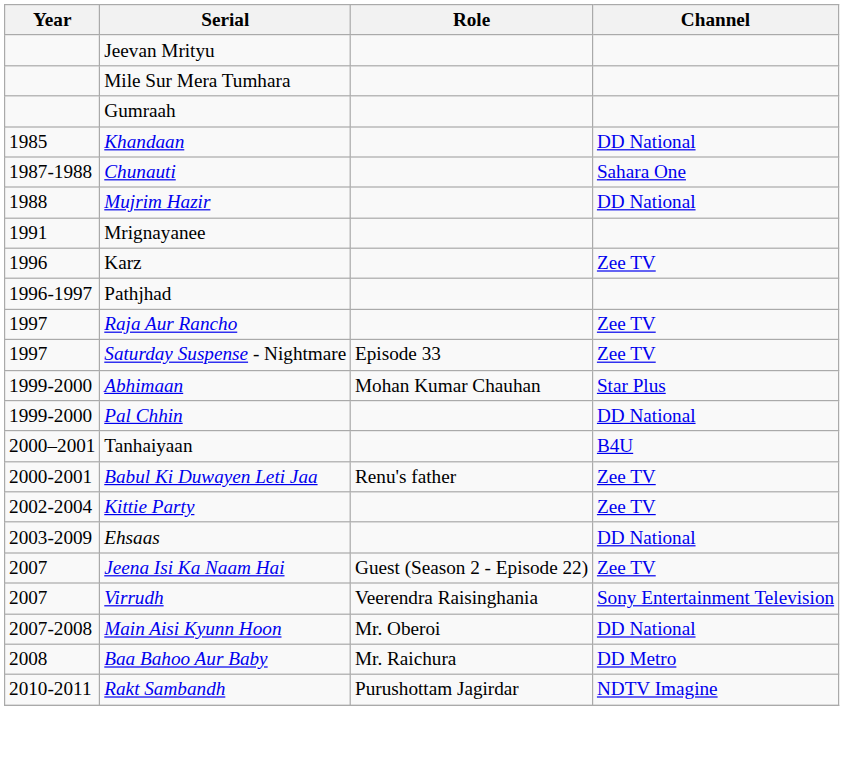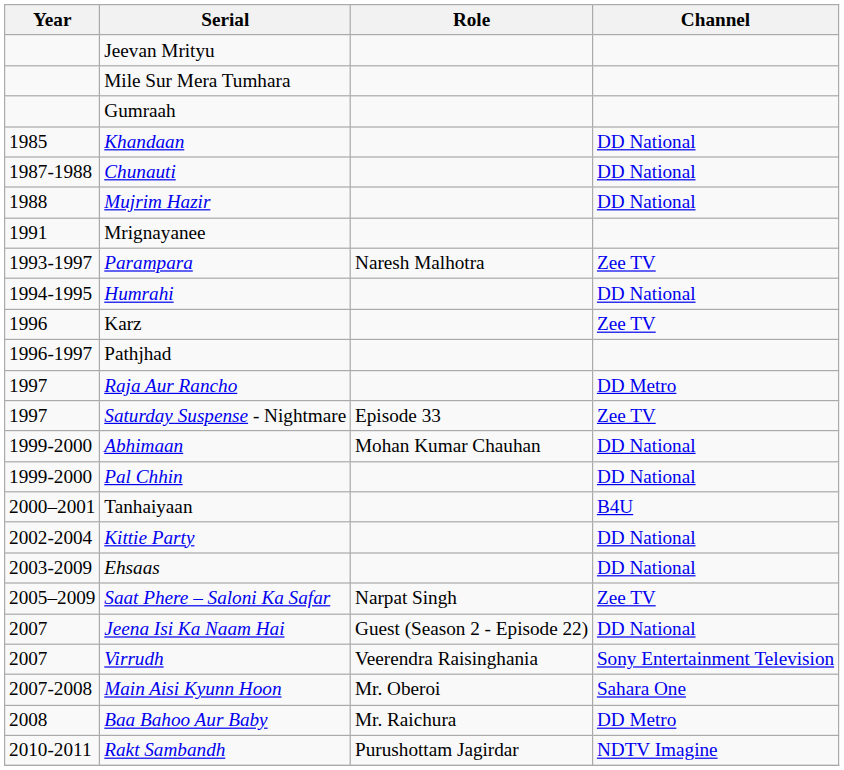(641, 171) Sahara One -> (646, 171) DD National
+ row: (149, 263)
+ row: (139, 293)
(626, 324) Zee TV -> (637, 385) DD Metro
(631, 385) Star Plus -> (646, 446) DD National
- row: (211, 476)
(626, 506) Zee TV -> (646, 537) DD National
+ row: (217, 598)
(626, 567) Zee TV -> (646, 628) DD National
(646, 628) DD National -> (641, 689) Sahara One
